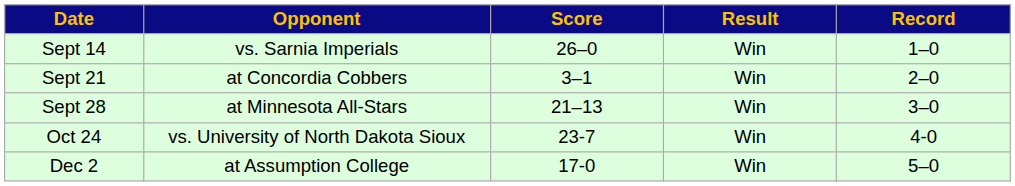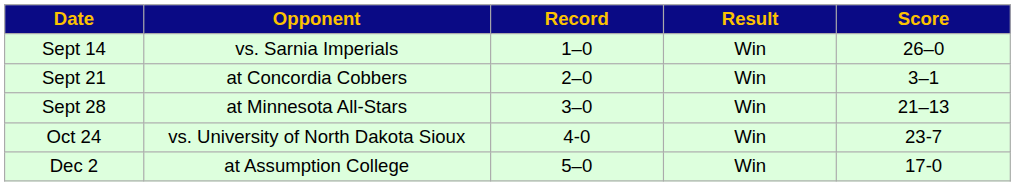columns swapped: (577, 19) <-> (924, 19)
